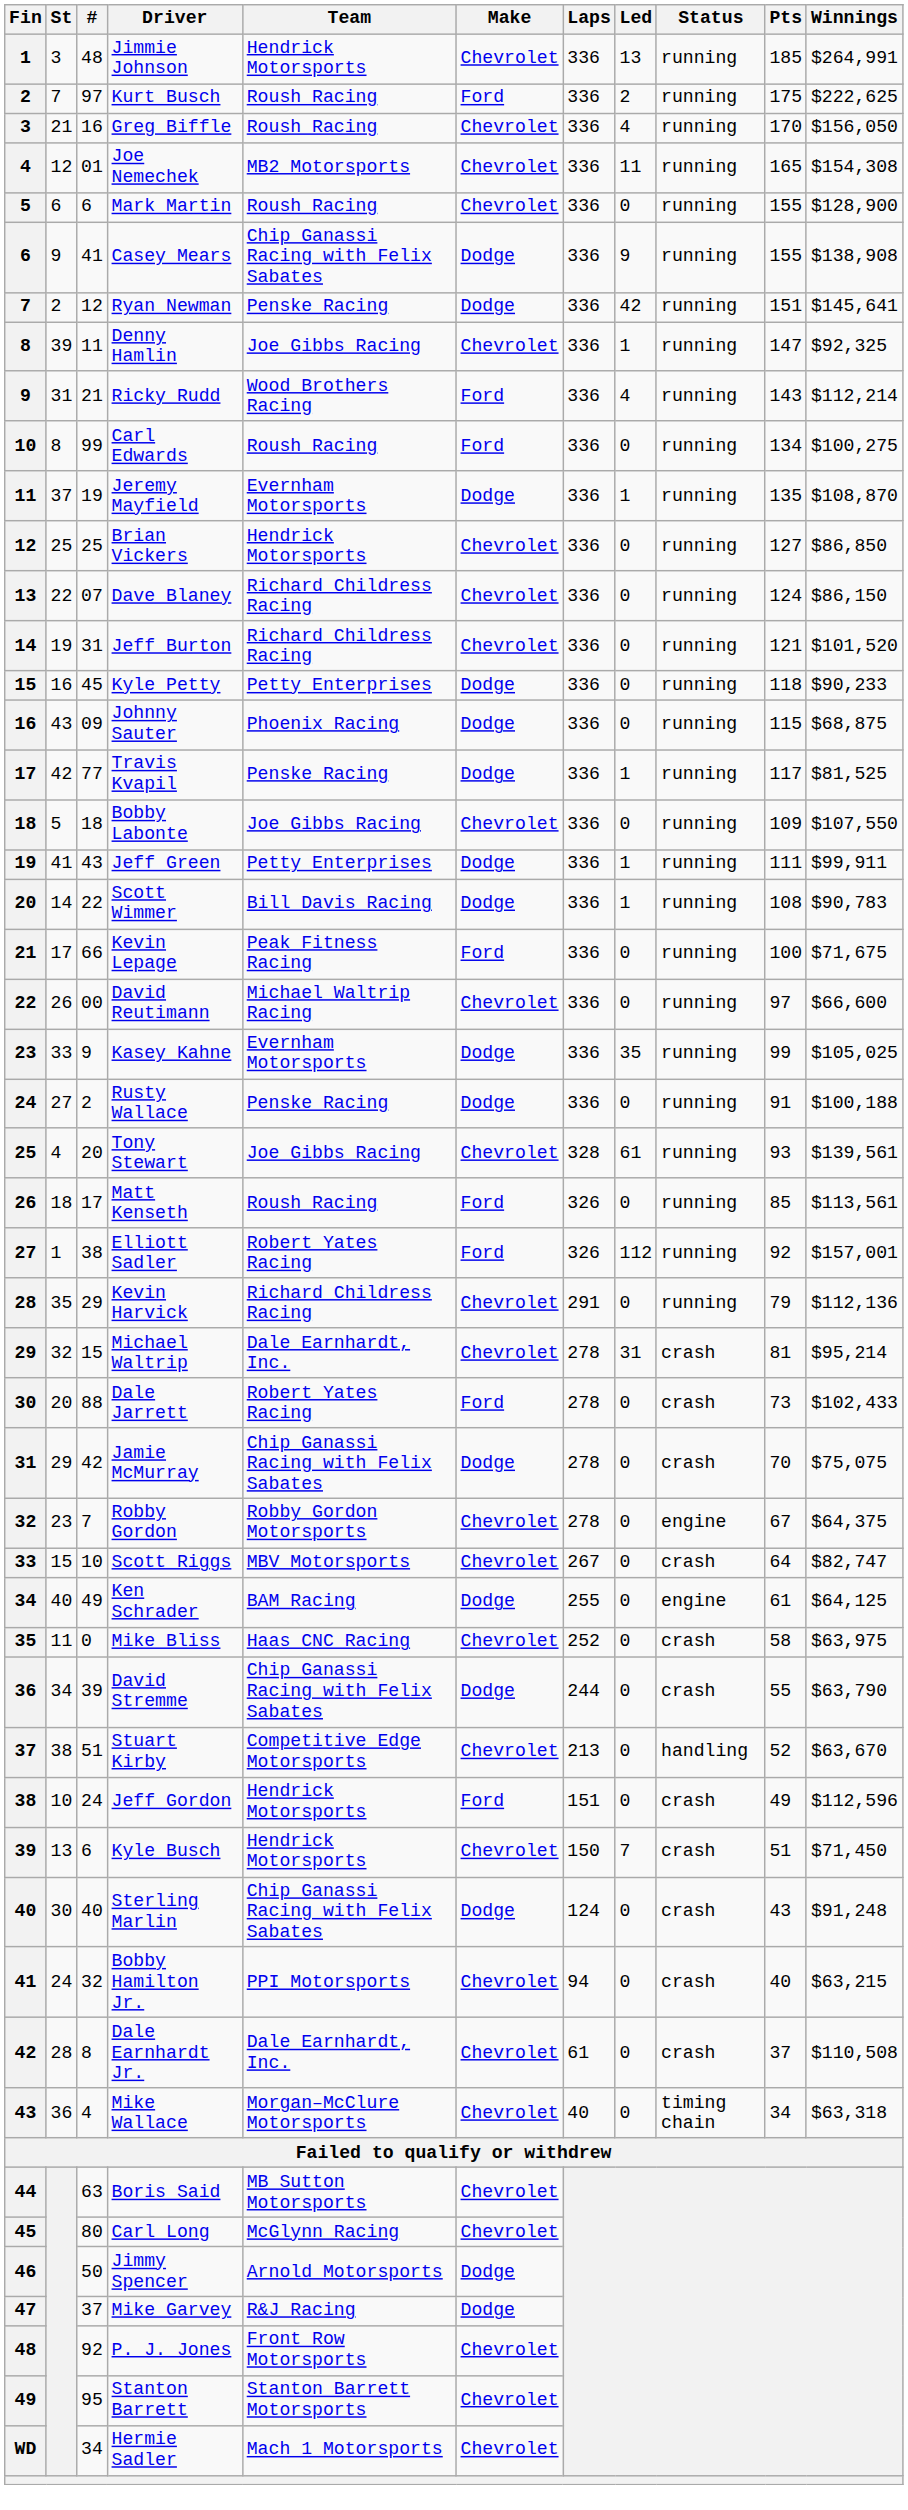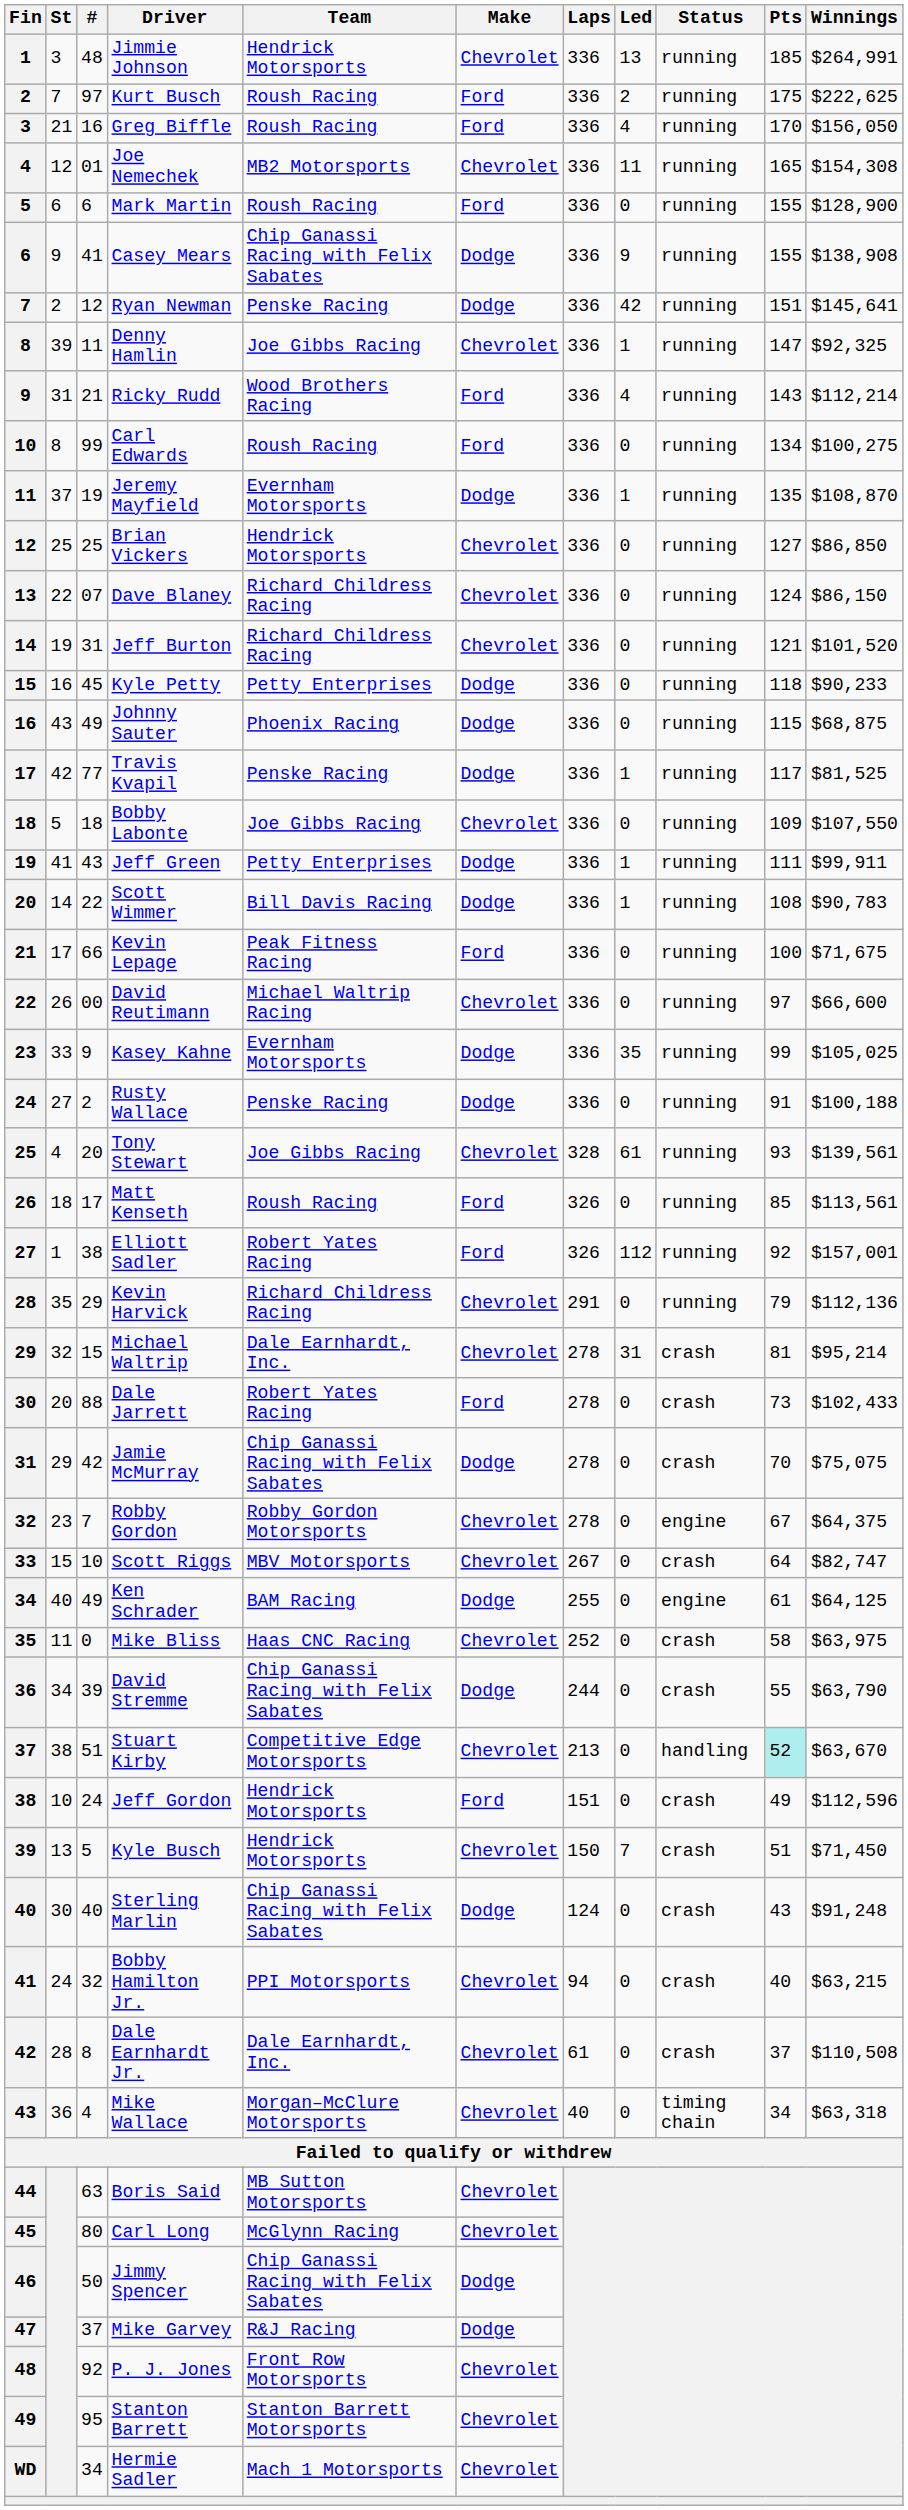(510, 128) Chevrolet -> (482, 128) Ford
(510, 207) Chevrolet -> (482, 207) Ford
(92, 725) 09 -> (92, 725) 49
(780, 1752) no background -> (780, 1752) paleturquoise background
(86, 1852) 6 -> (86, 1852) 5
(345, 2272) Arnold Motorsports -> (339, 2282) Chip Ganassi Racing with Felix Sabates
